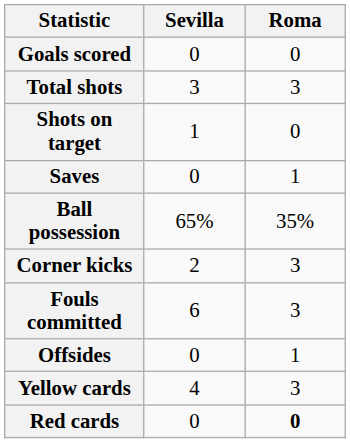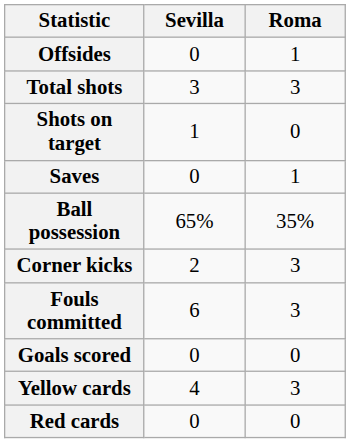rows swapped: (74, 53) <-> (74, 355)
(295, 421) bold -> (295, 421) normal
